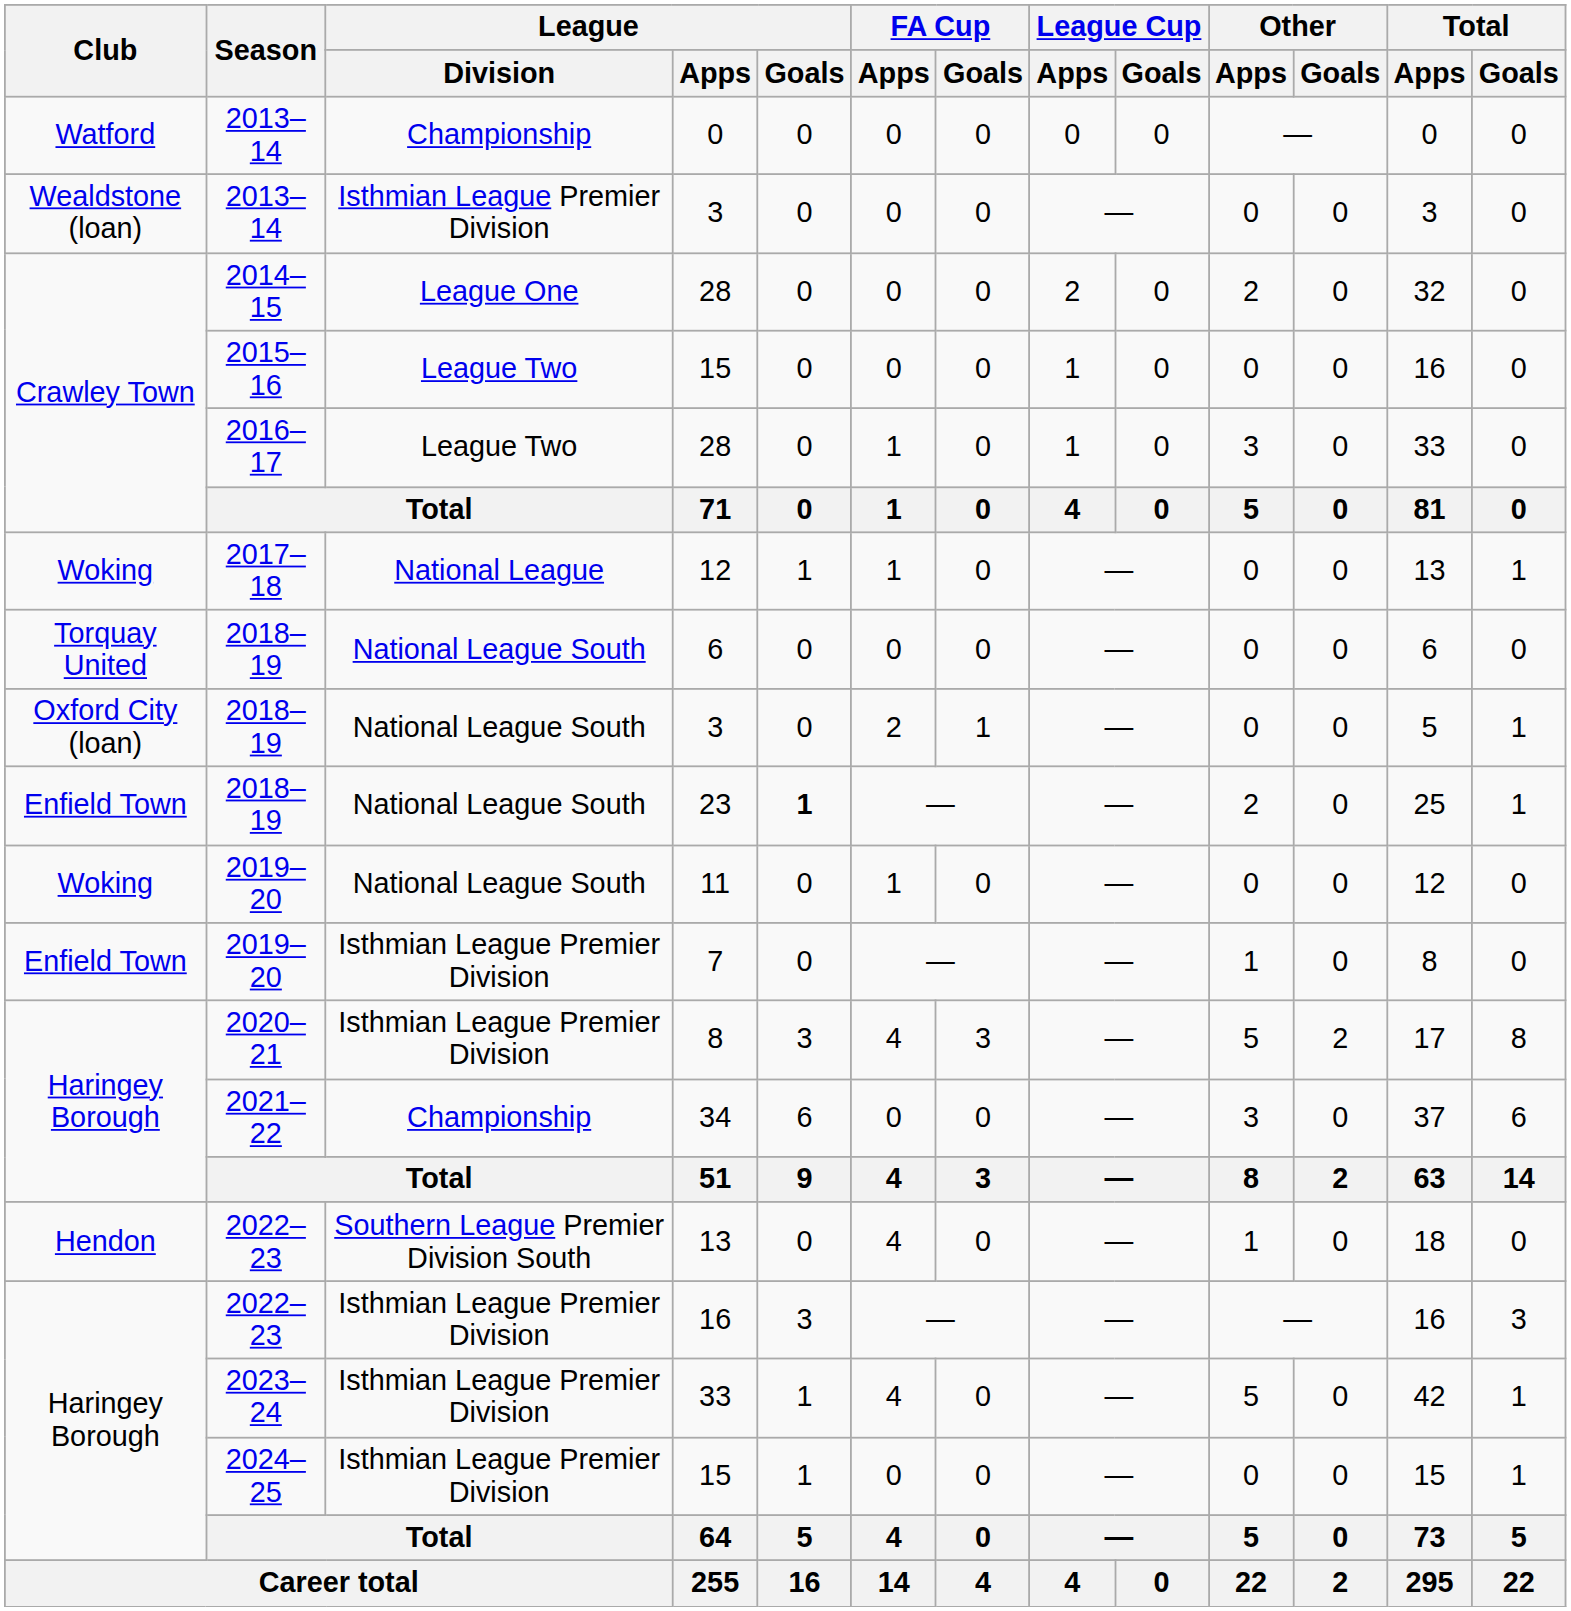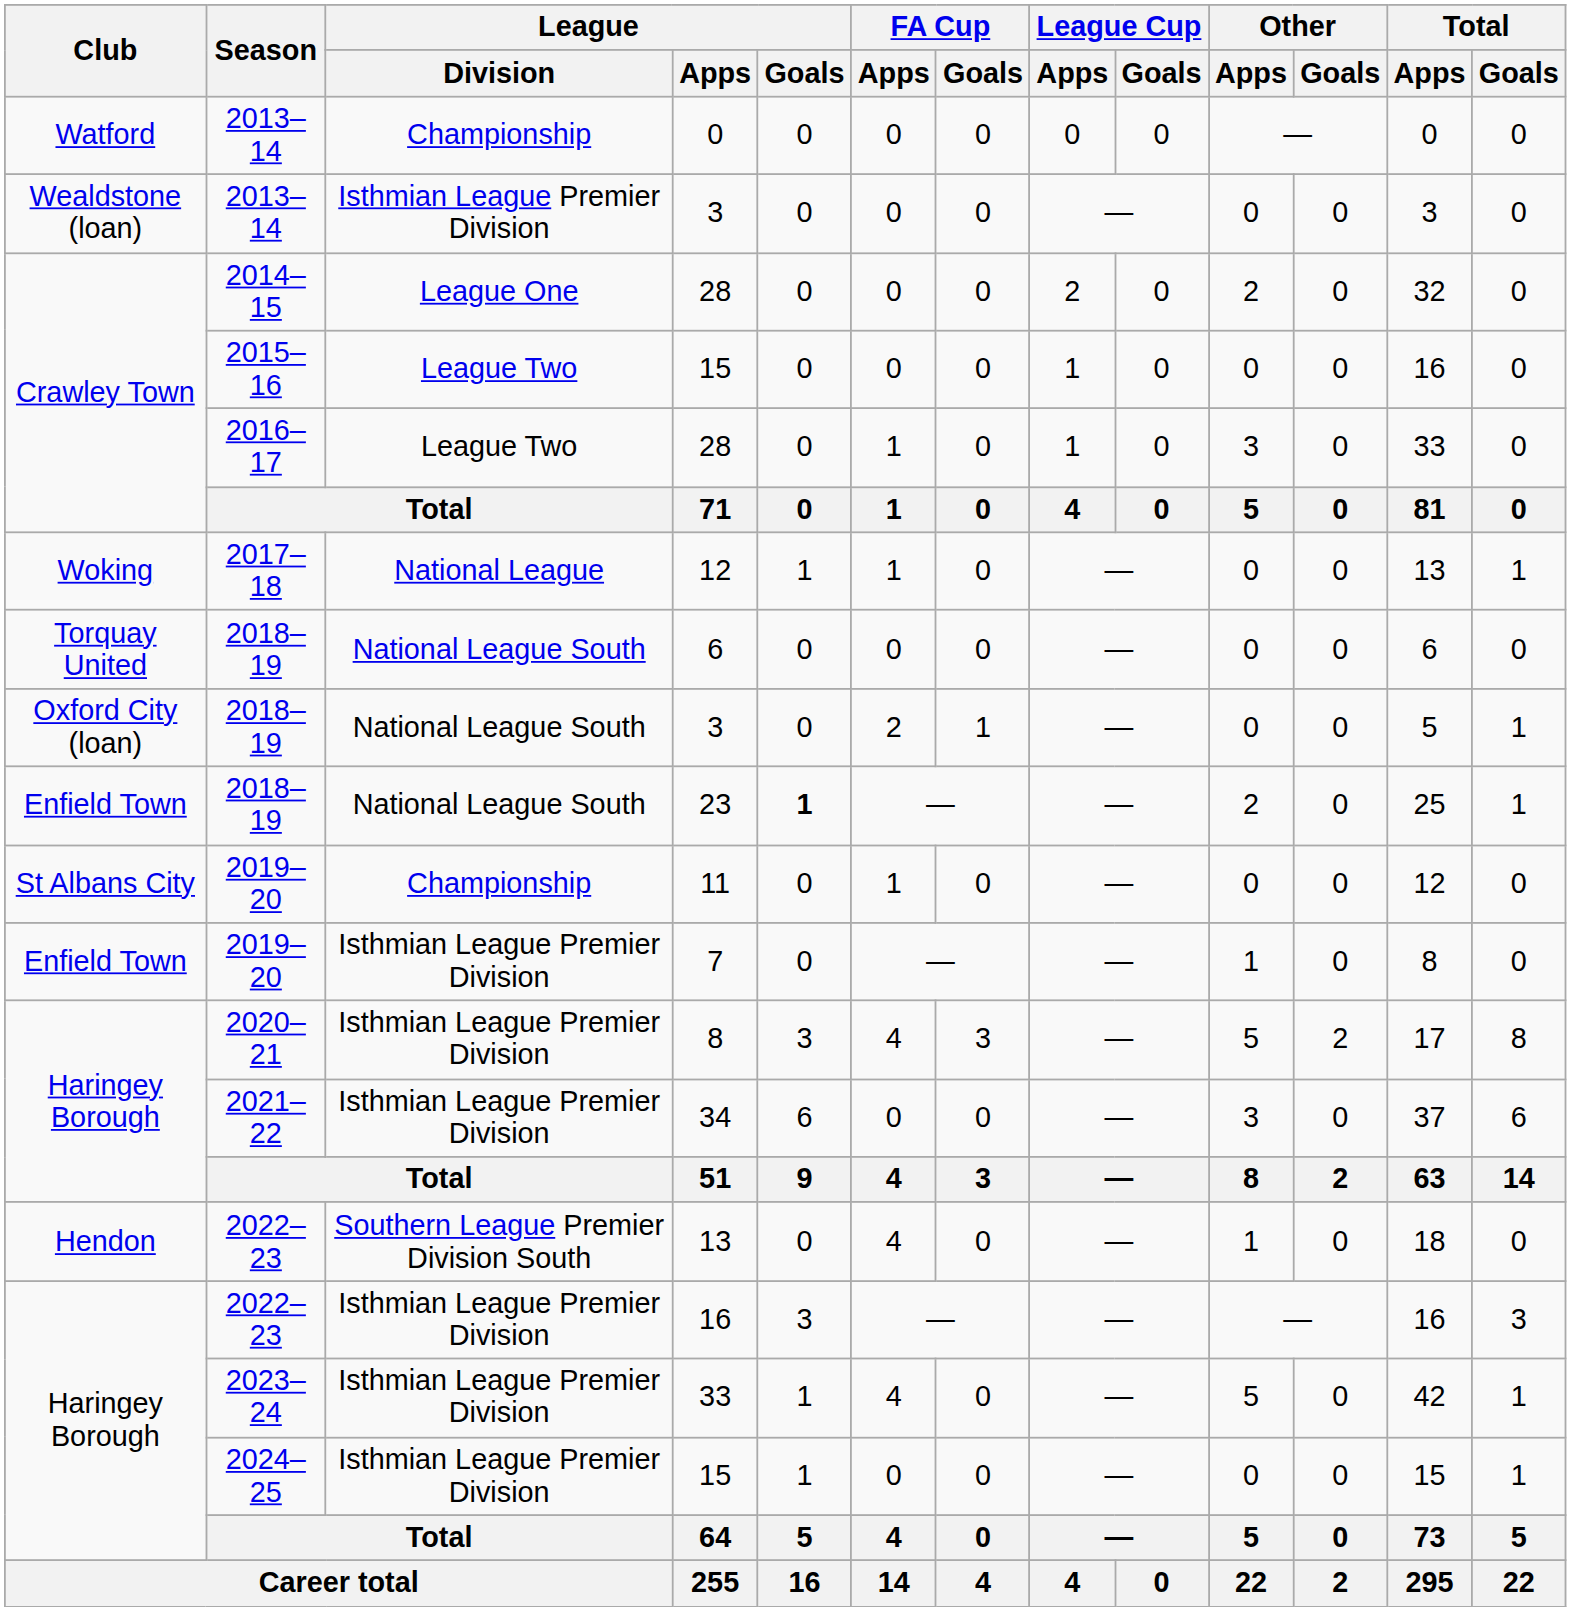(105, 883) Woking -> (105, 883) St Albans City
(499, 883) National League South -> (499, 883) Championship
(499, 1117) Championship -> (499, 1117) Isthmian League Premier Division
